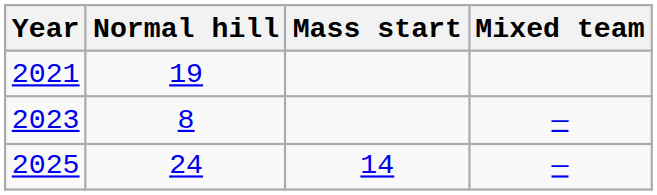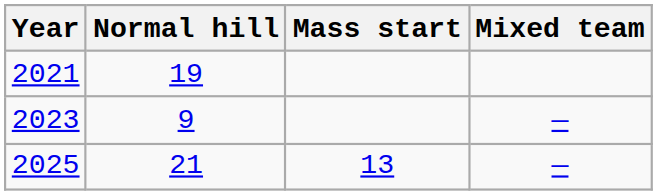(186, 120) 8 -> (186, 120) 9
(186, 166) 24 -> (186, 166) 21
(377, 166) 14 -> (377, 166) 13
